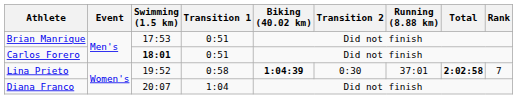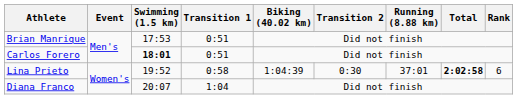(284, 70) bold -> (284, 70) normal
(499, 70) 7 -> (499, 70) 6
